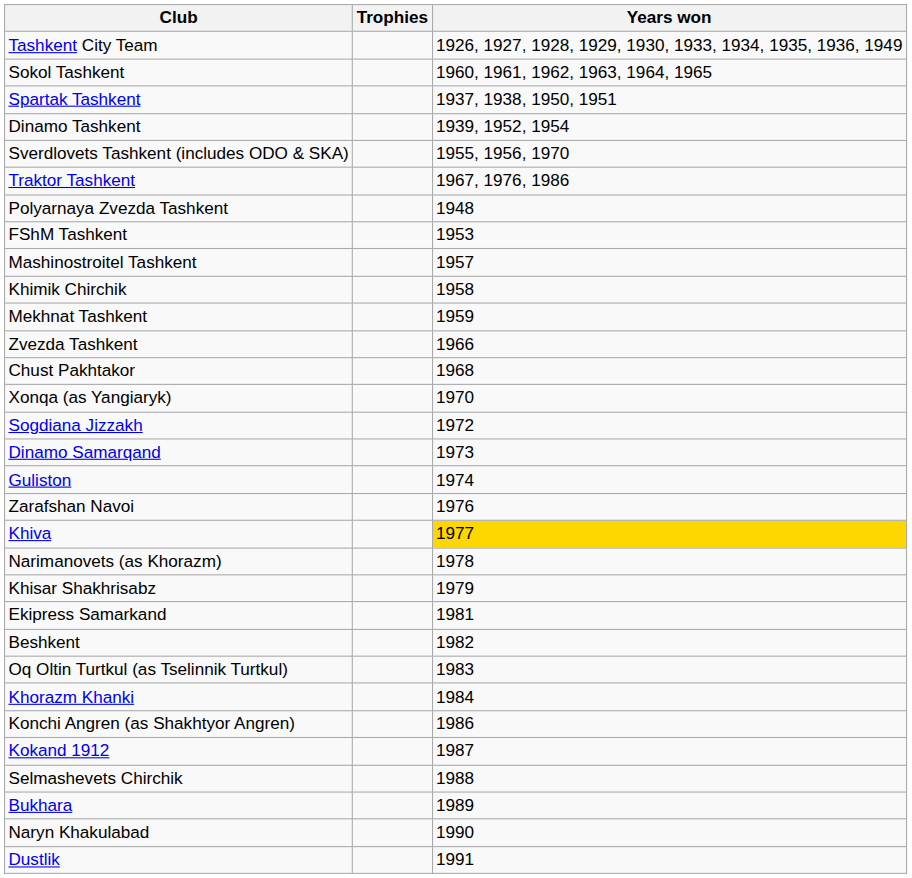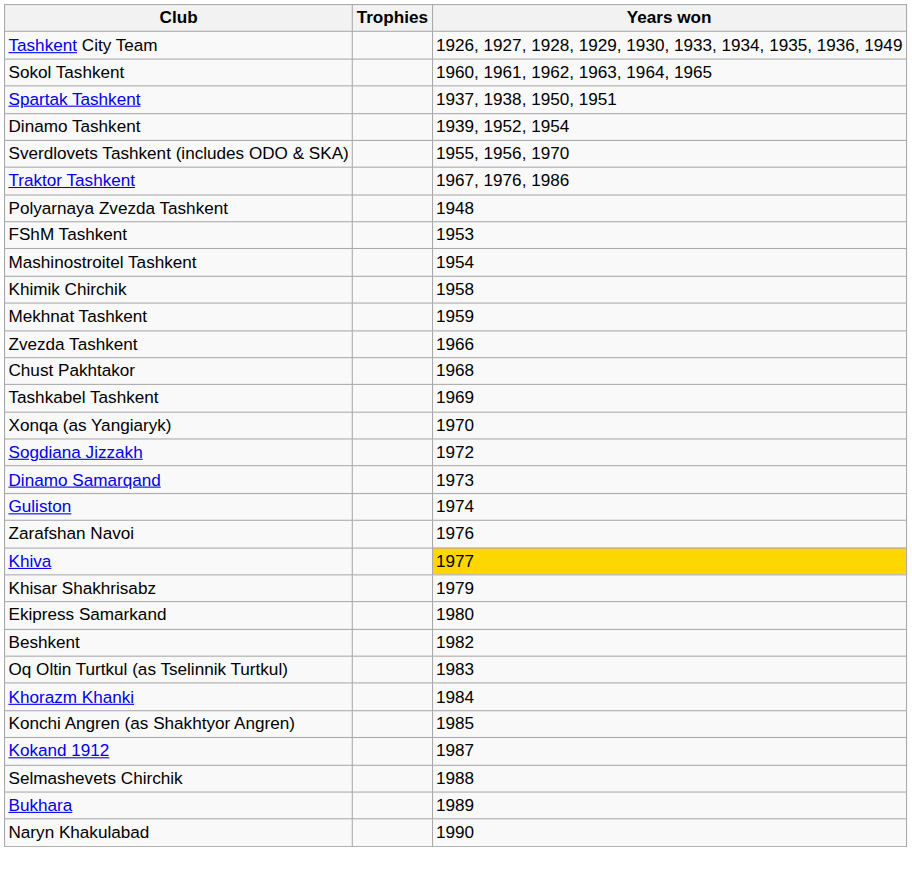(455, 262) 1957 -> (455, 262) 1954
+ row: (84, 398)
- row: (115, 561)
(455, 615) 1981 -> (455, 615) 1980
(455, 724) 1986 -> (455, 724) 1985
- row: (34, 859)
